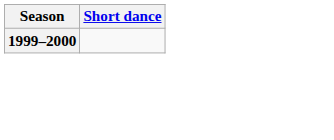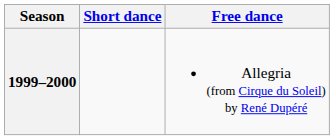+ column: (247, 16)
